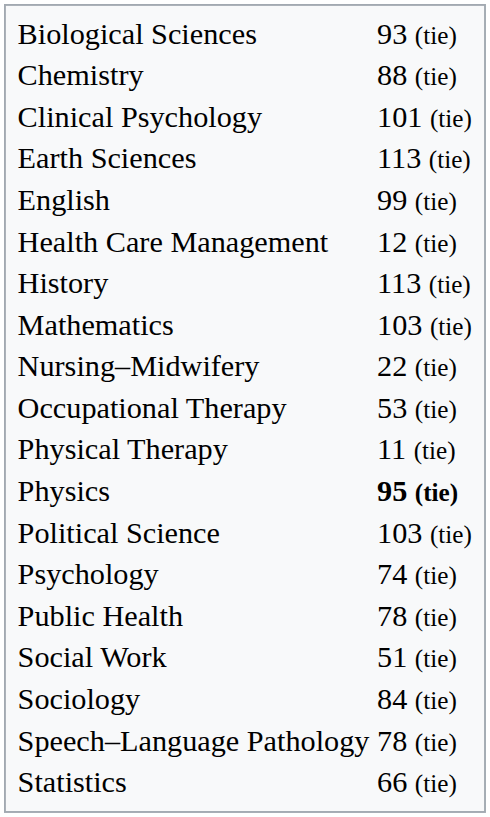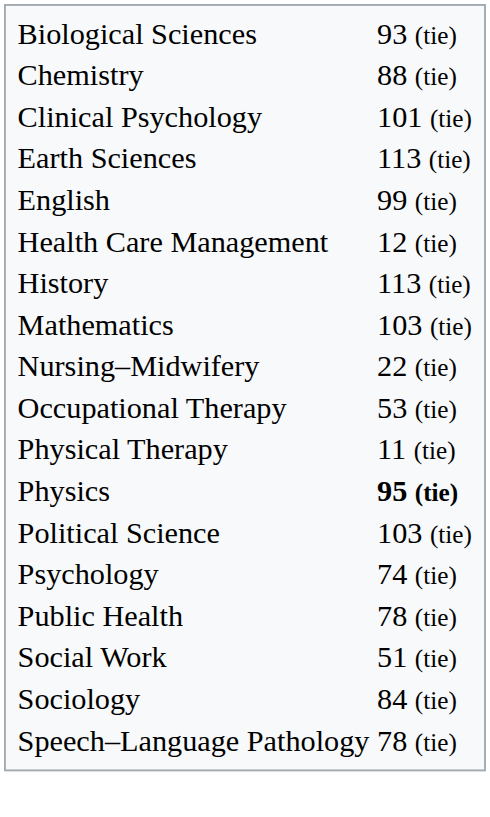- row: (72, 782)
